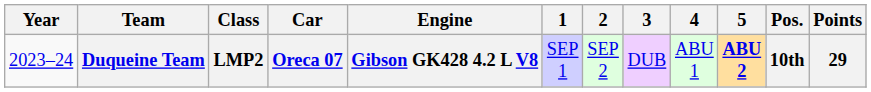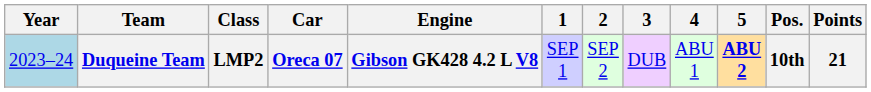(41, 60) no background -> (41, 60) lightblue background
(838, 60) 29 -> (838, 60) 21
